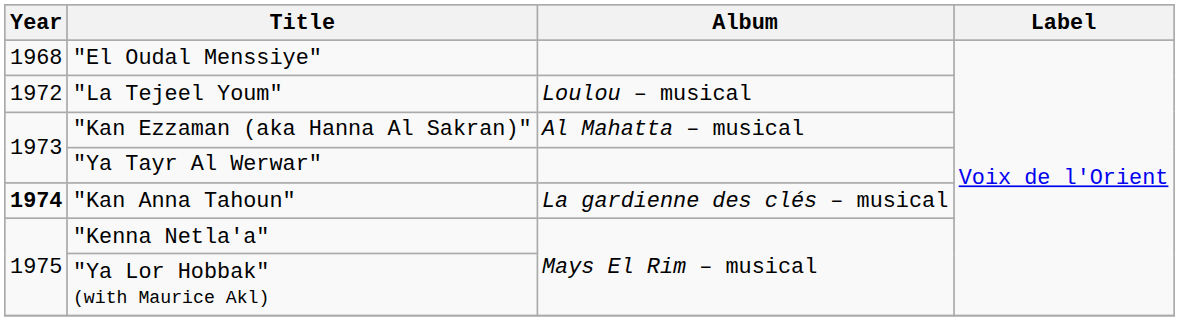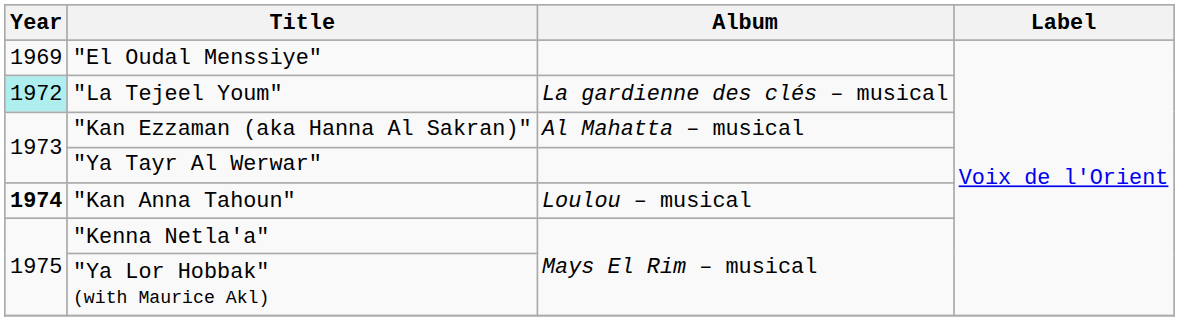(36, 58) 1968 -> (36, 58) 1969
(36, 94) no background -> (36, 94) paleturquoise background
(647, 94) Loulou – musical -> (745, 94) La gardienne des clés – musical
(745, 201) La gardienne des clés – musical -> (647, 201) Loulou – musical
